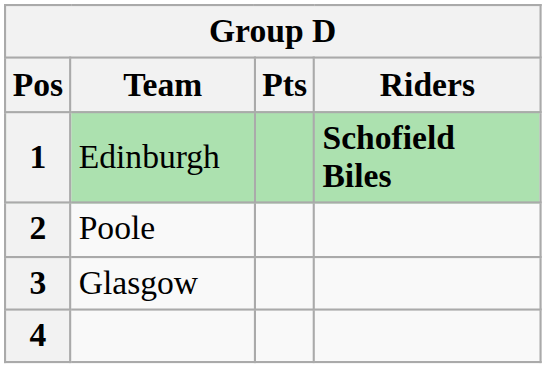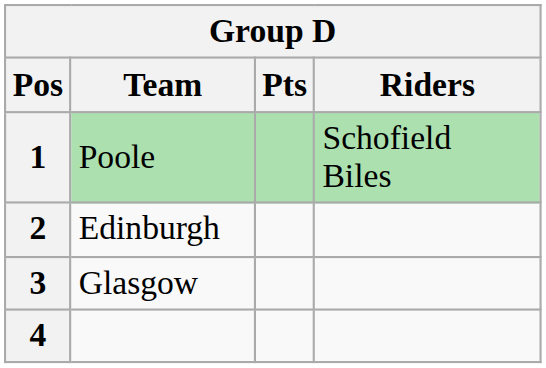(149, 156) Edinburgh -> (117, 156) Poole
(389, 156) bold -> (387, 156) normal
(117, 228) Poole -> (149, 228) Edinburgh
